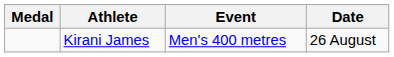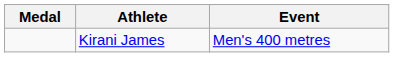- column: (348, 17)
